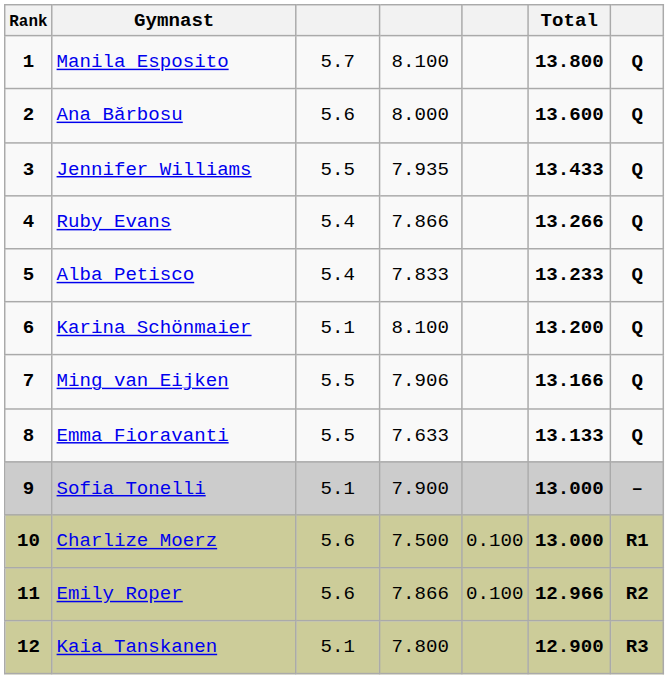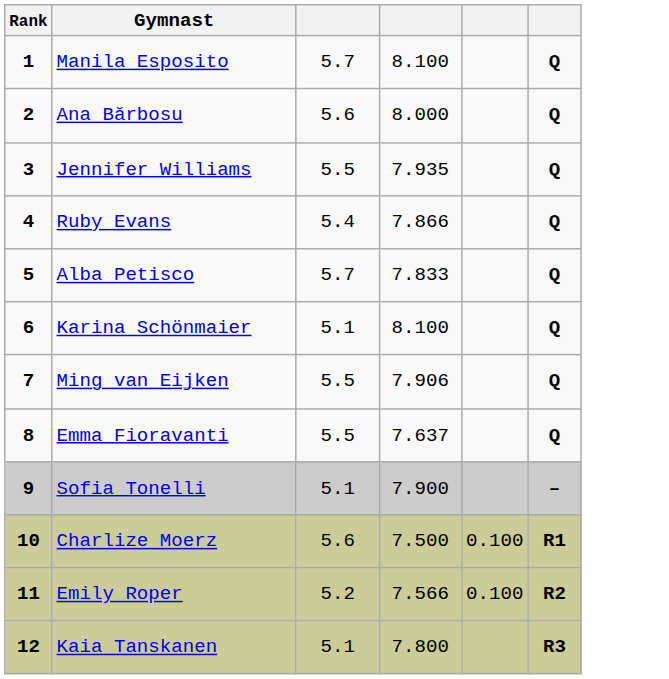- column: (569, 20)
(338, 275) 5.4 -> (338, 275) 5.7
(420, 435) 7.633 -> (420, 435) 7.637
(338, 594) 5.6 -> (338, 594) 5.2
(420, 594) 7.866 -> (420, 594) 7.566
